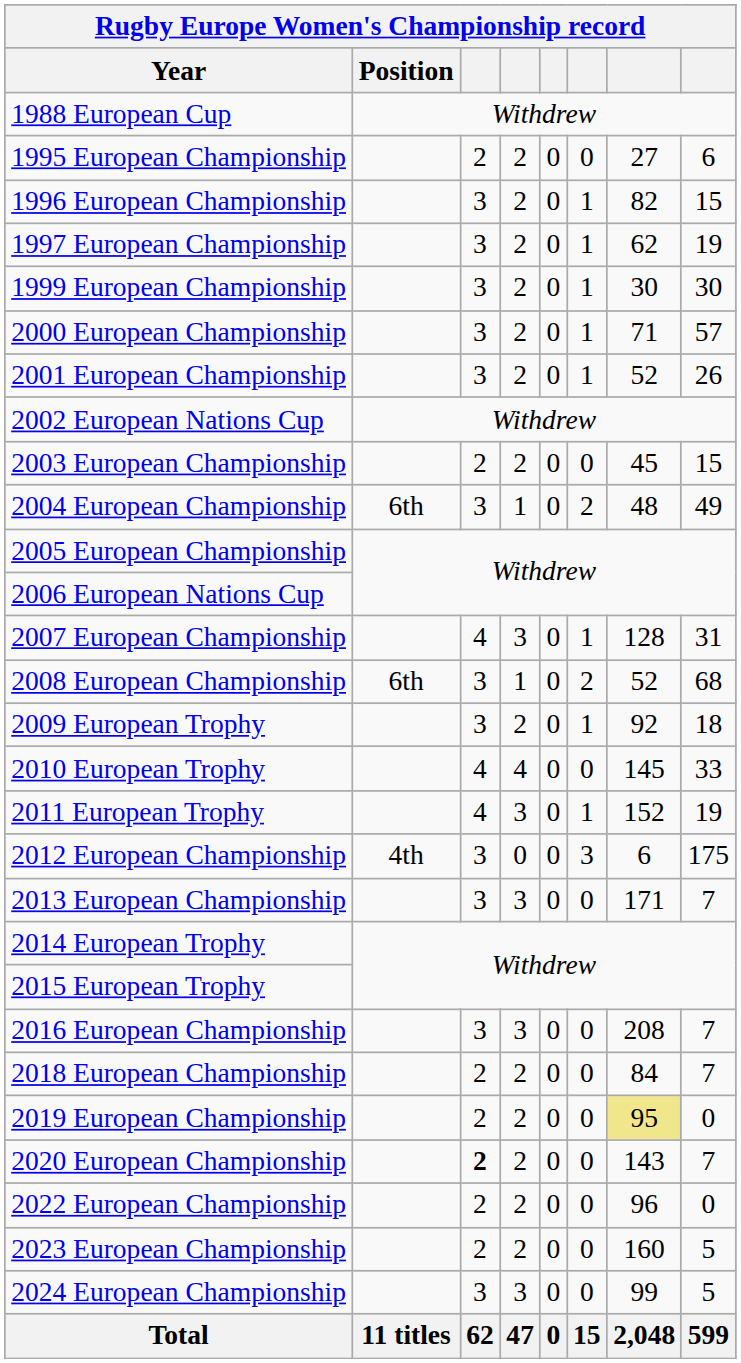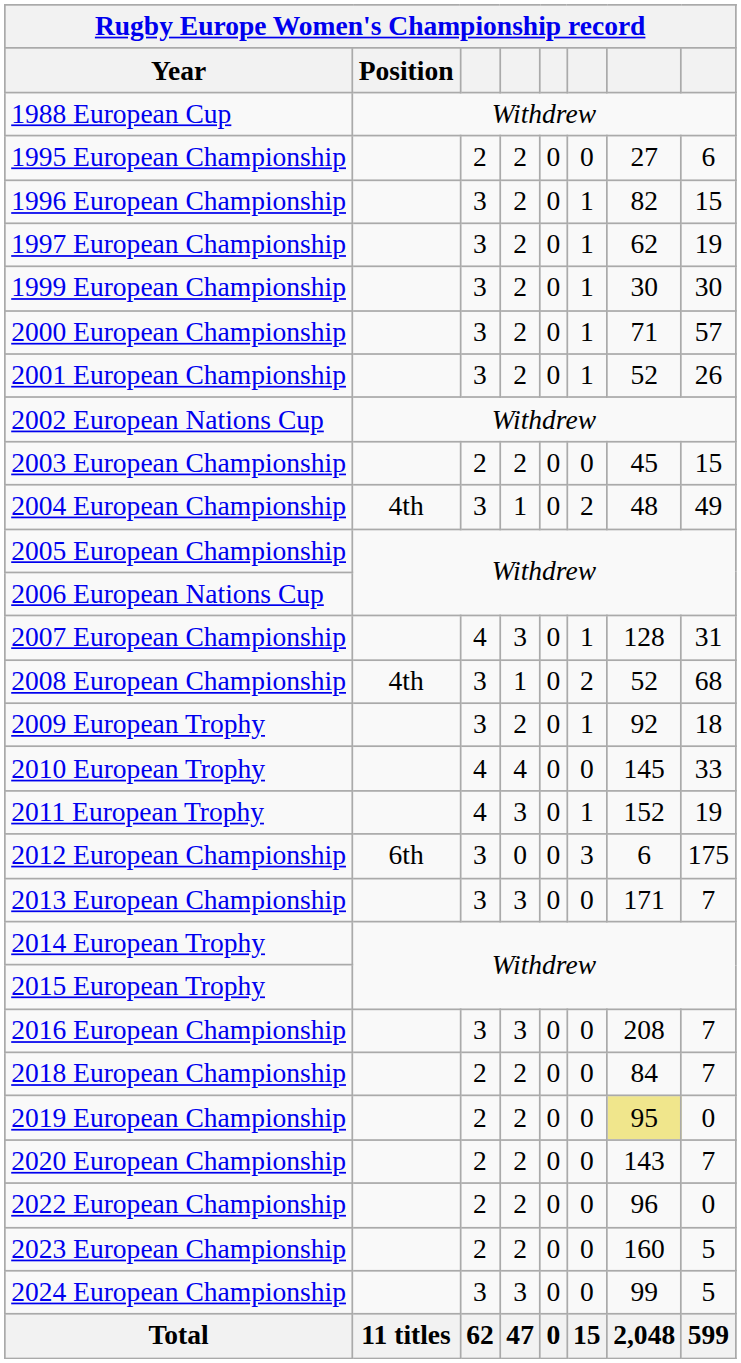(406, 506) 6th -> (406, 506) 4th
(406, 680) 6th -> (406, 680) 4th
(406, 855) 4th -> (406, 855) 6th
(480, 1161) bold -> (480, 1161) normal
